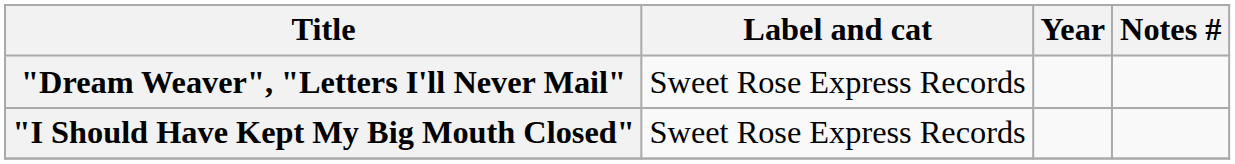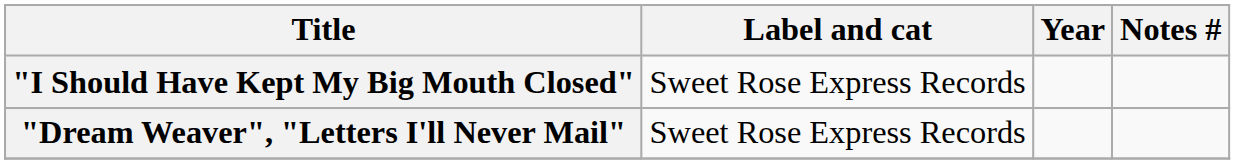rows swapped: (324, 132) <-> (324, 81)
